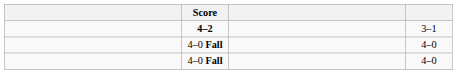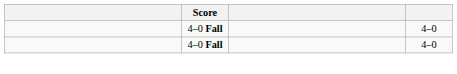- row: (205, 28)
